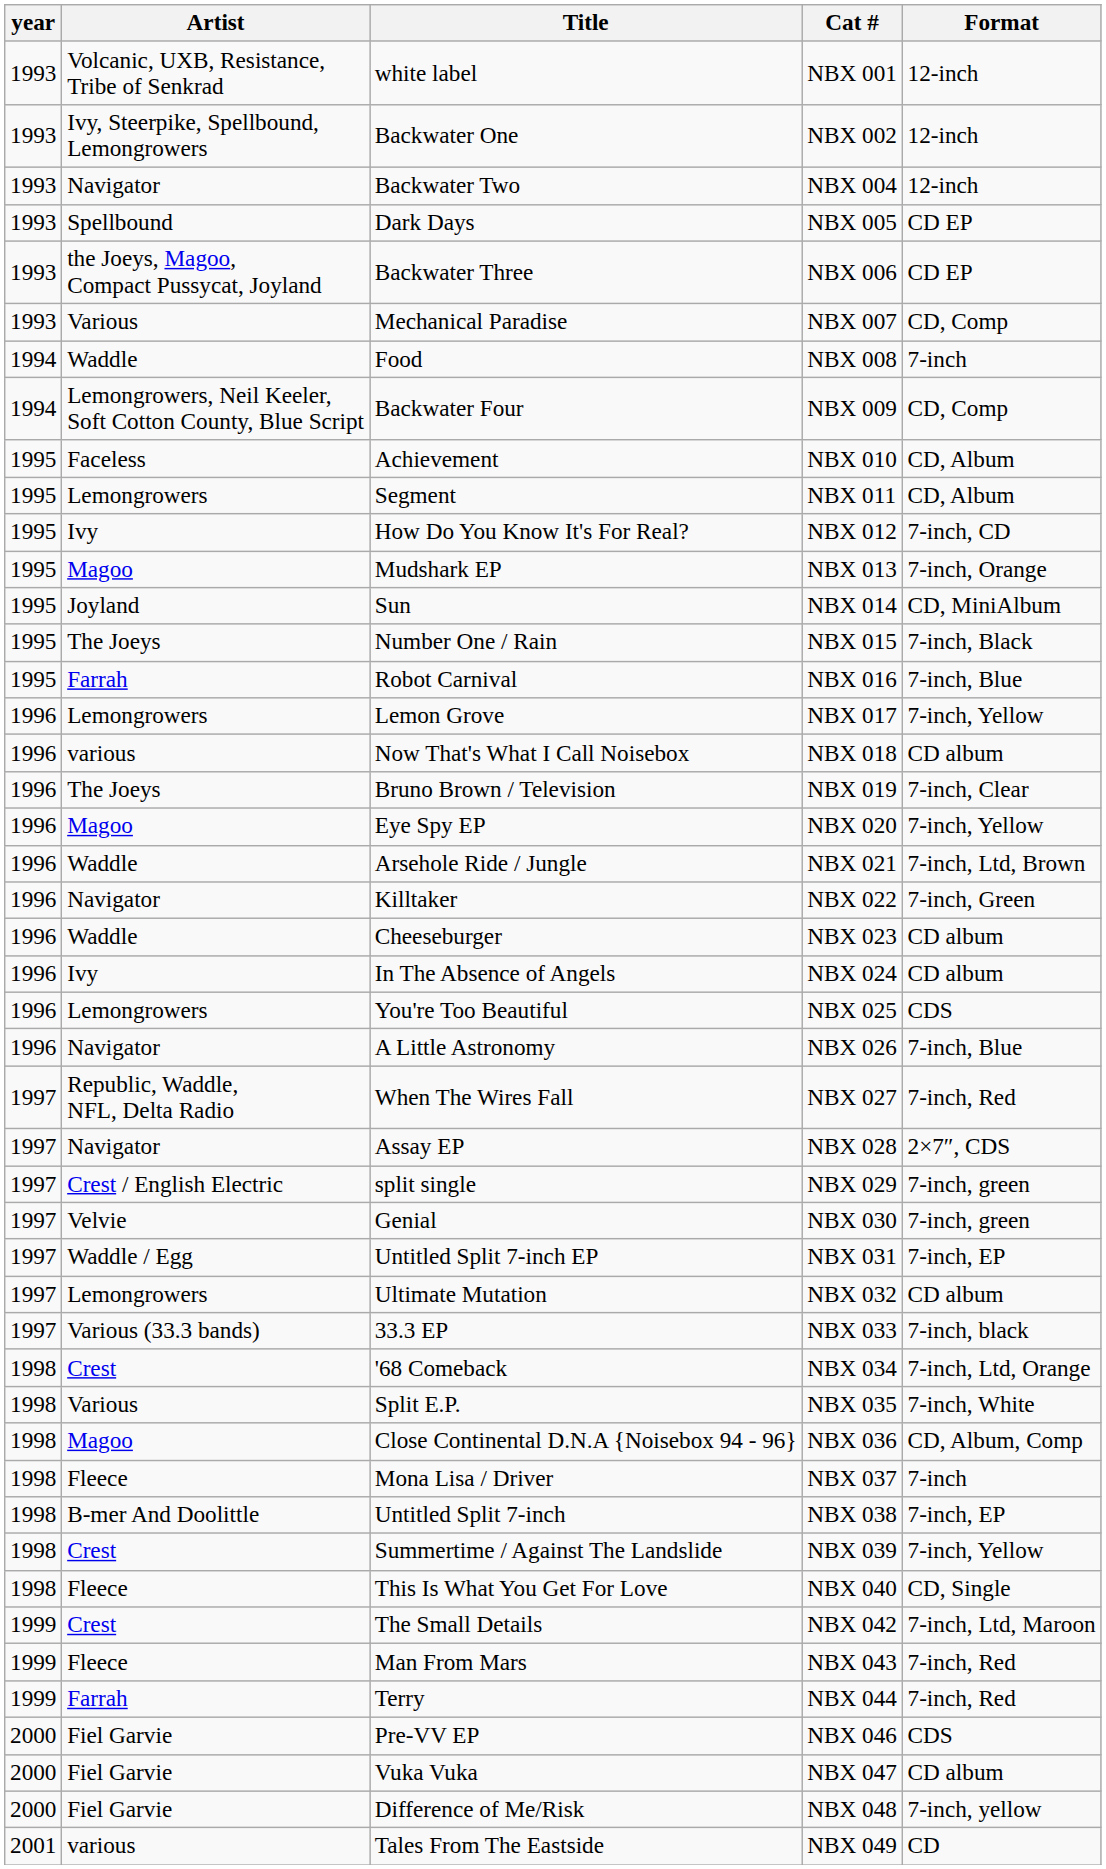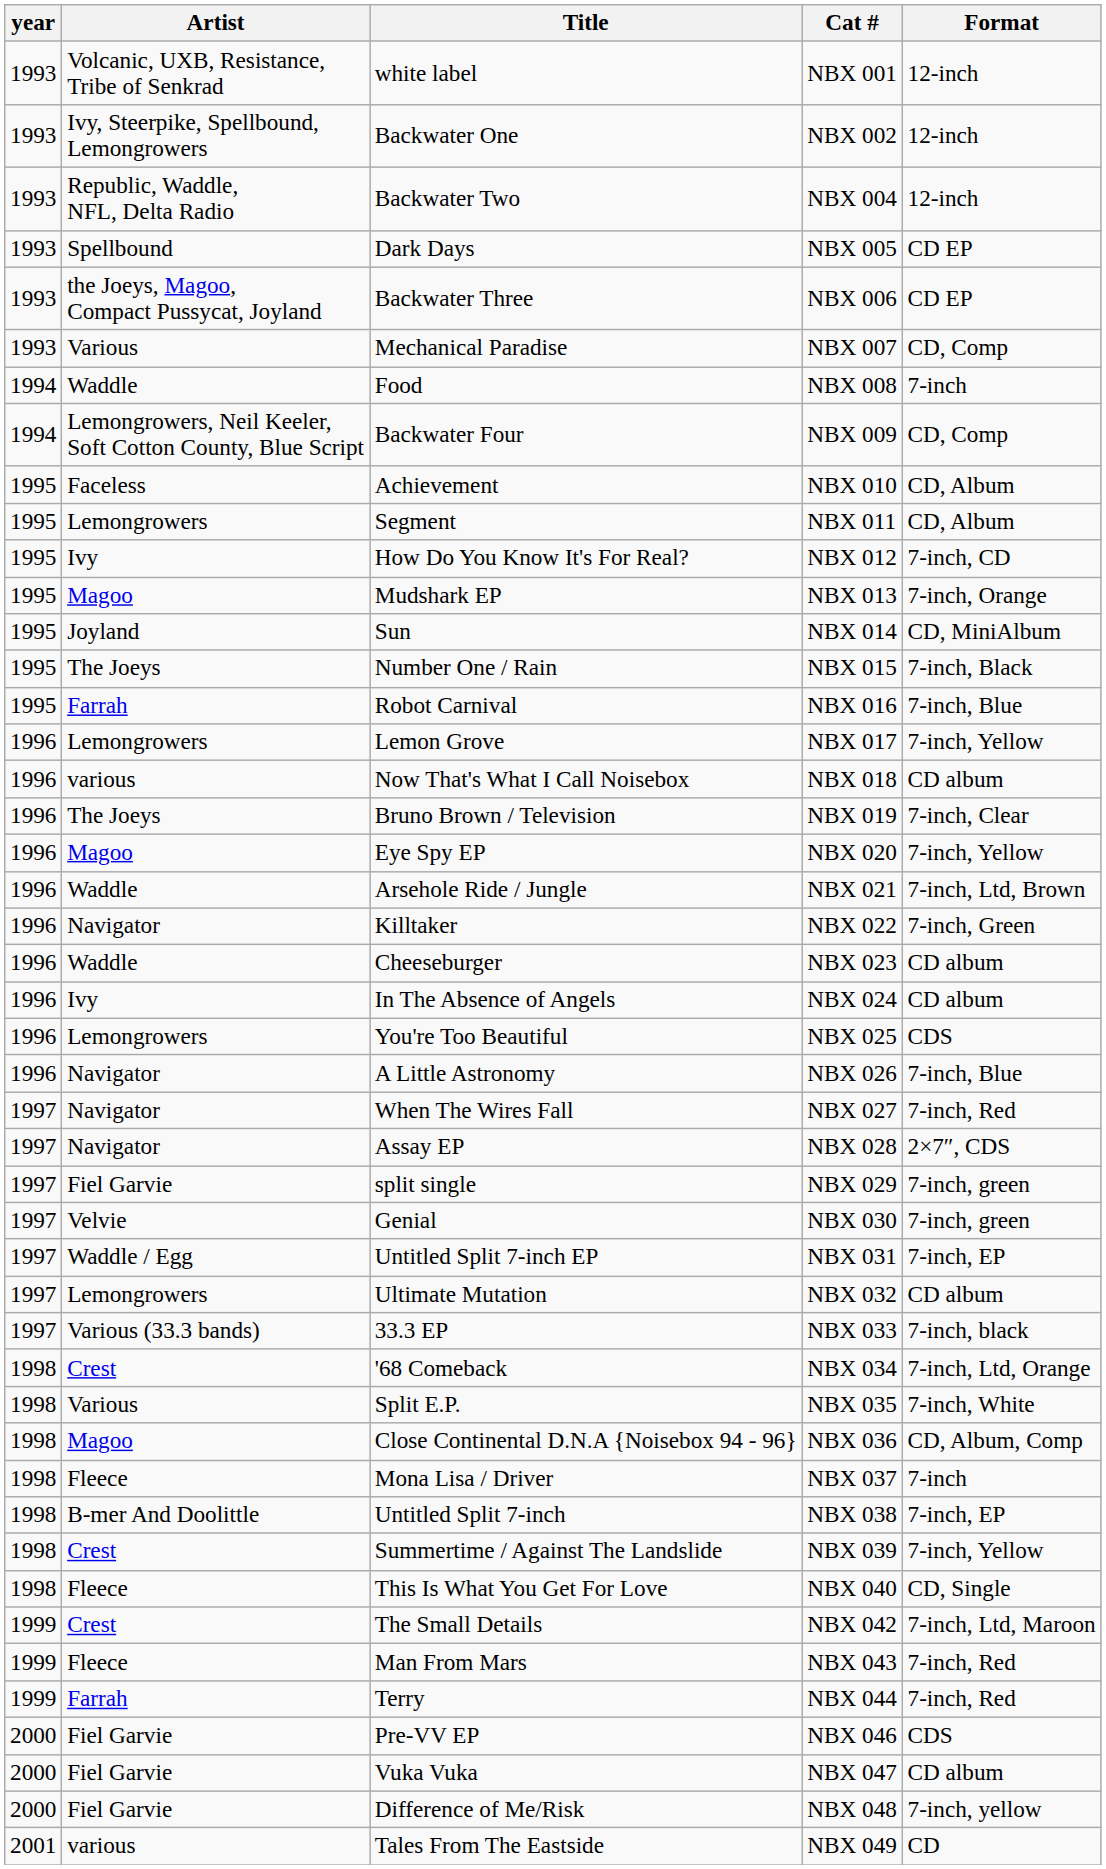(114, 185) Navigator -> (153, 198) Republic, Waddle, NFL, Delta Radio
(153, 1096) Republic, Waddle, NFL, Delta Radio -> (114, 1110) Navigator
(175, 1183) Crest / English Electric -> (120, 1183) Fiel Garvie
